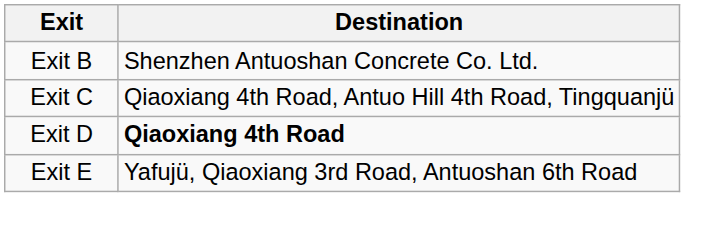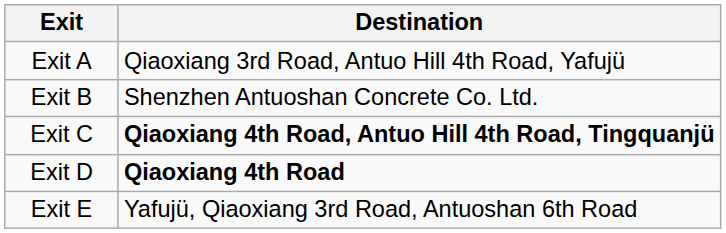+ row: (62, 60)
(399, 97) normal -> (419, 135) bold
